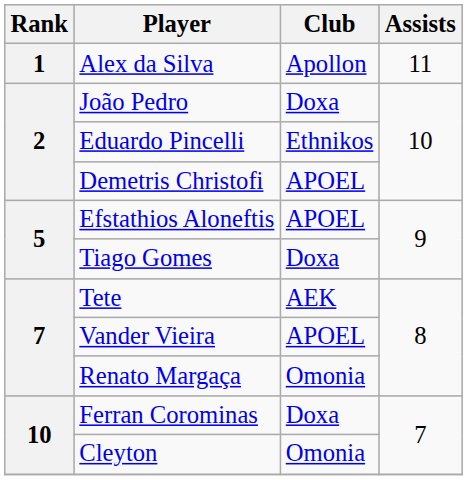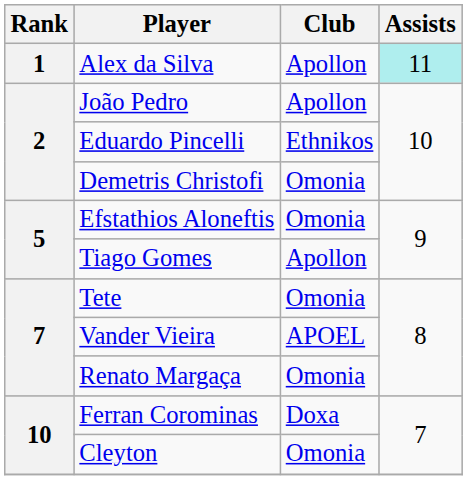(420, 63) no background -> (420, 63) paleturquoise background
(312, 102) Doxa -> (326, 102) Apollon
(325, 180) APOEL -> (325, 180) Omonia
(325, 219) APOEL -> (325, 219) Omonia
(312, 258) Doxa -> (326, 258) Apollon
(311, 297) AEK -> (325, 297) Omonia
